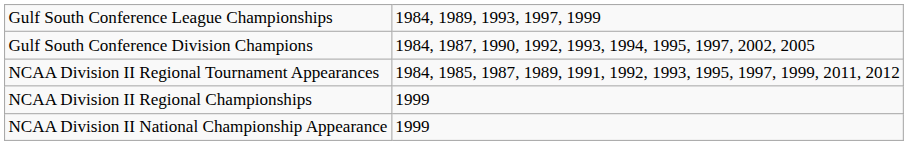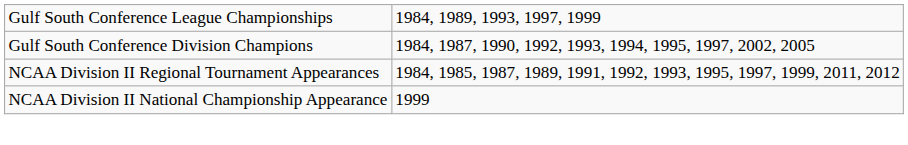- row: (160, 99)
